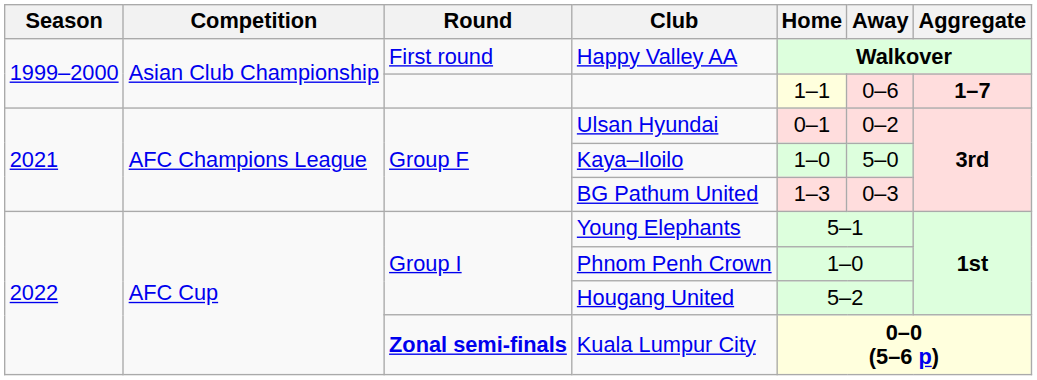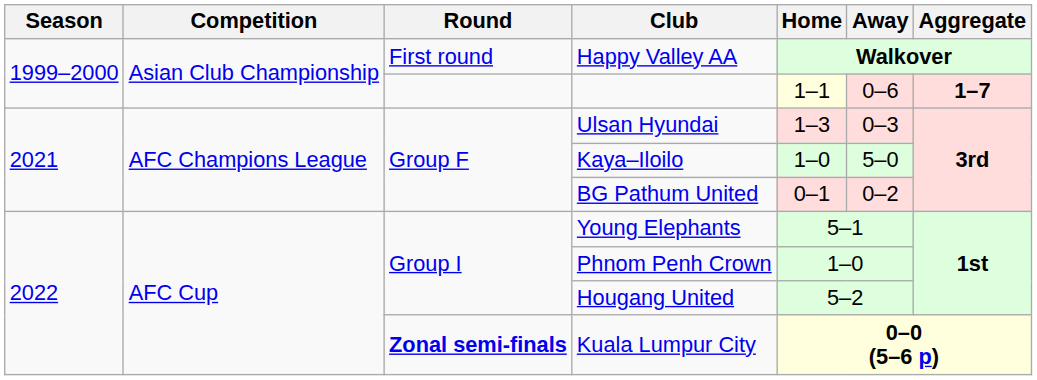(812, 125) 0–1 -> (812, 125) 1–3
(880, 125) 0–2 -> (880, 125) 0–3
(812, 194) 1–3 -> (812, 194) 0–1
(880, 194) 0–3 -> (880, 194) 0–2
